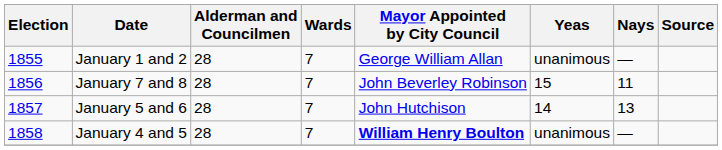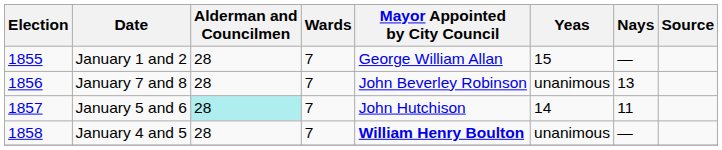(572, 58) unanimous -> (543, 58) 15
(543, 83) 15 -> (572, 83) unanimous
(625, 83) 11 -> (626, 83) 13
(203, 108) no background -> (203, 108) paleturquoise background
(626, 108) 13 -> (625, 108) 11
